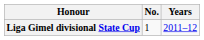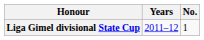columns swapped: (152, 12) <-> (180, 12)
